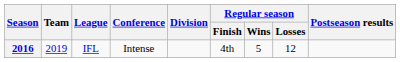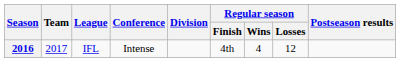(56, 49) 2019 -> (56, 49) 2017
(259, 49) 5 -> (259, 49) 4
